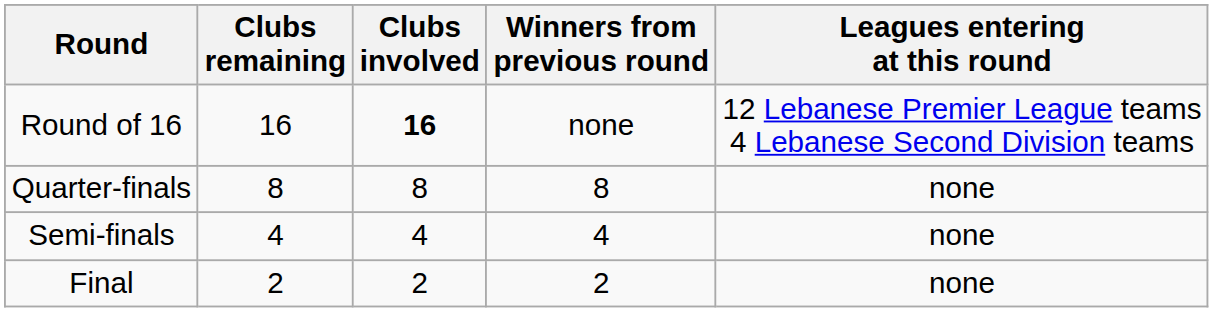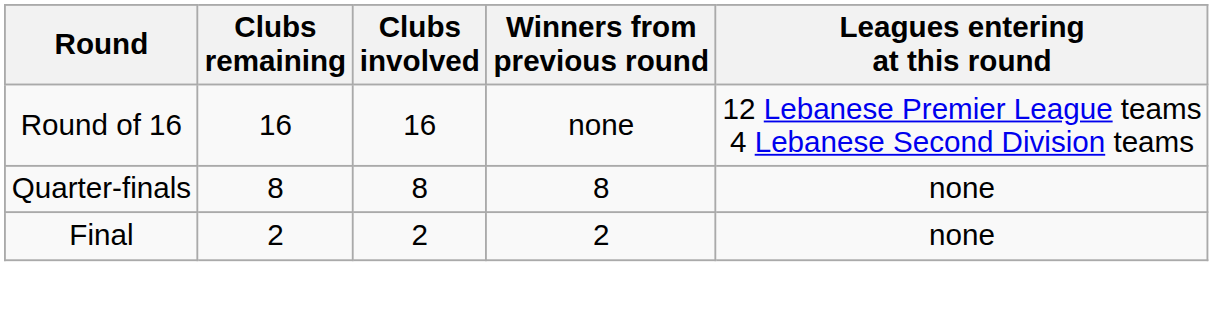(420, 124) bold -> (420, 124) normal
- row: (101, 235)
